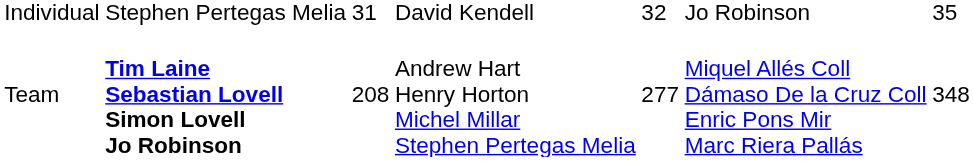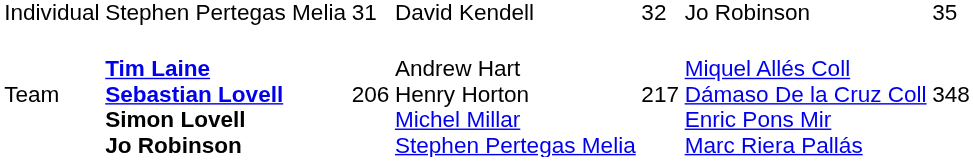(370, 94) 208 -> (370, 94) 206
(660, 94) 277 -> (660, 94) 217
